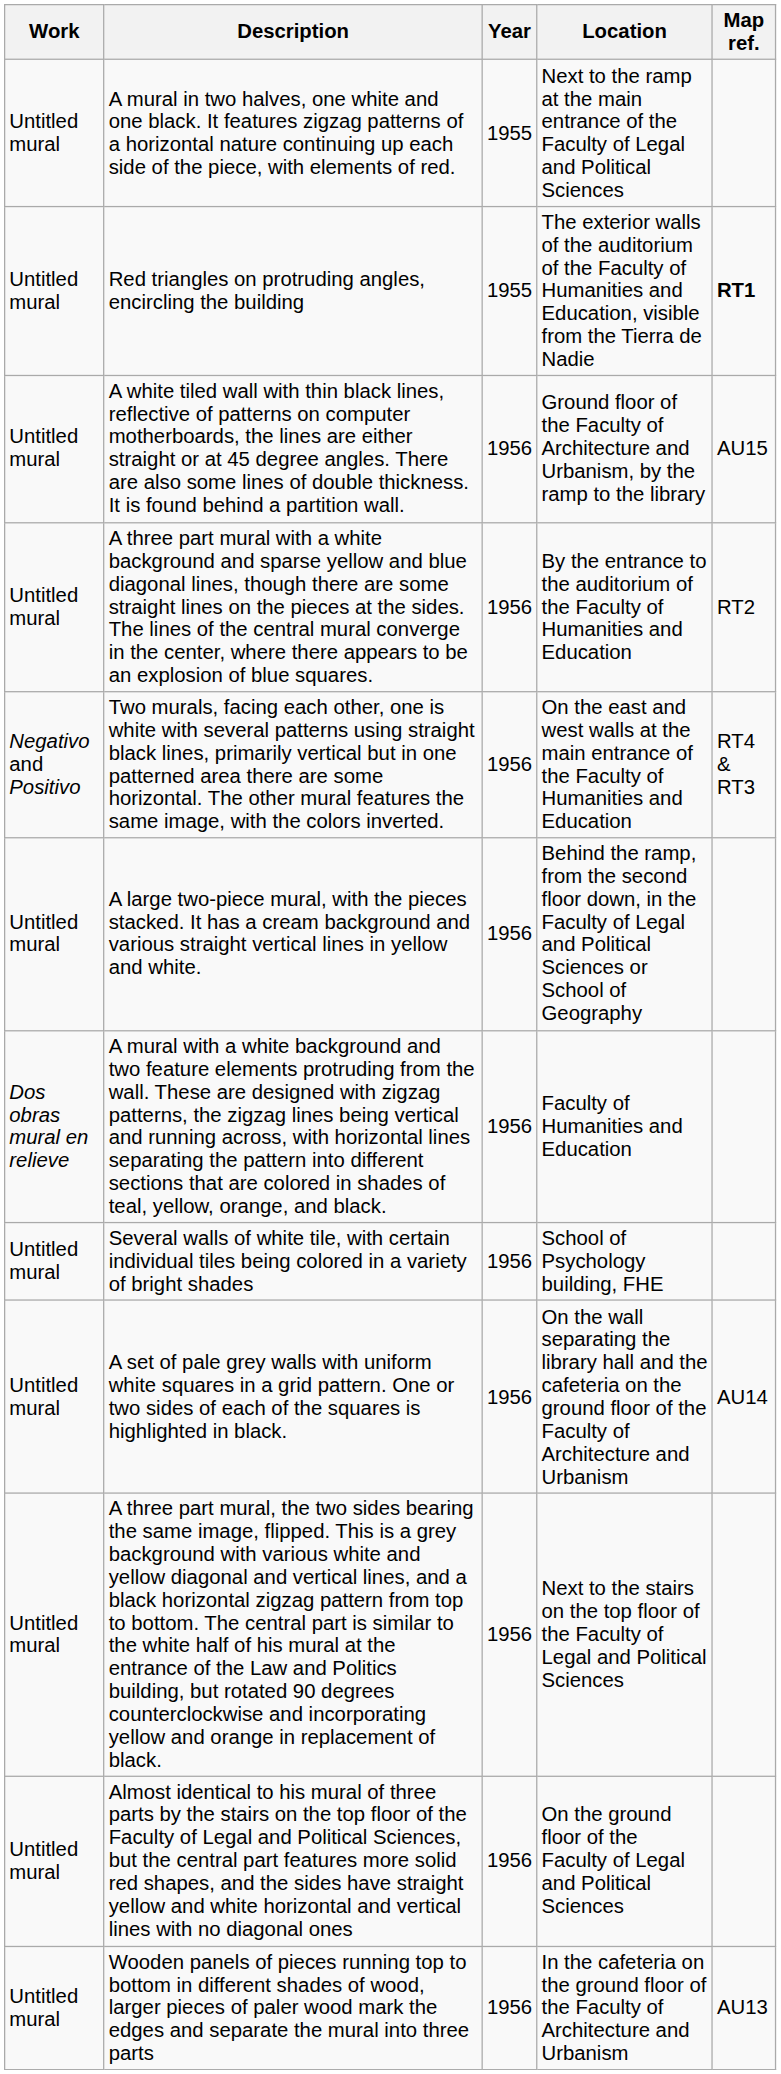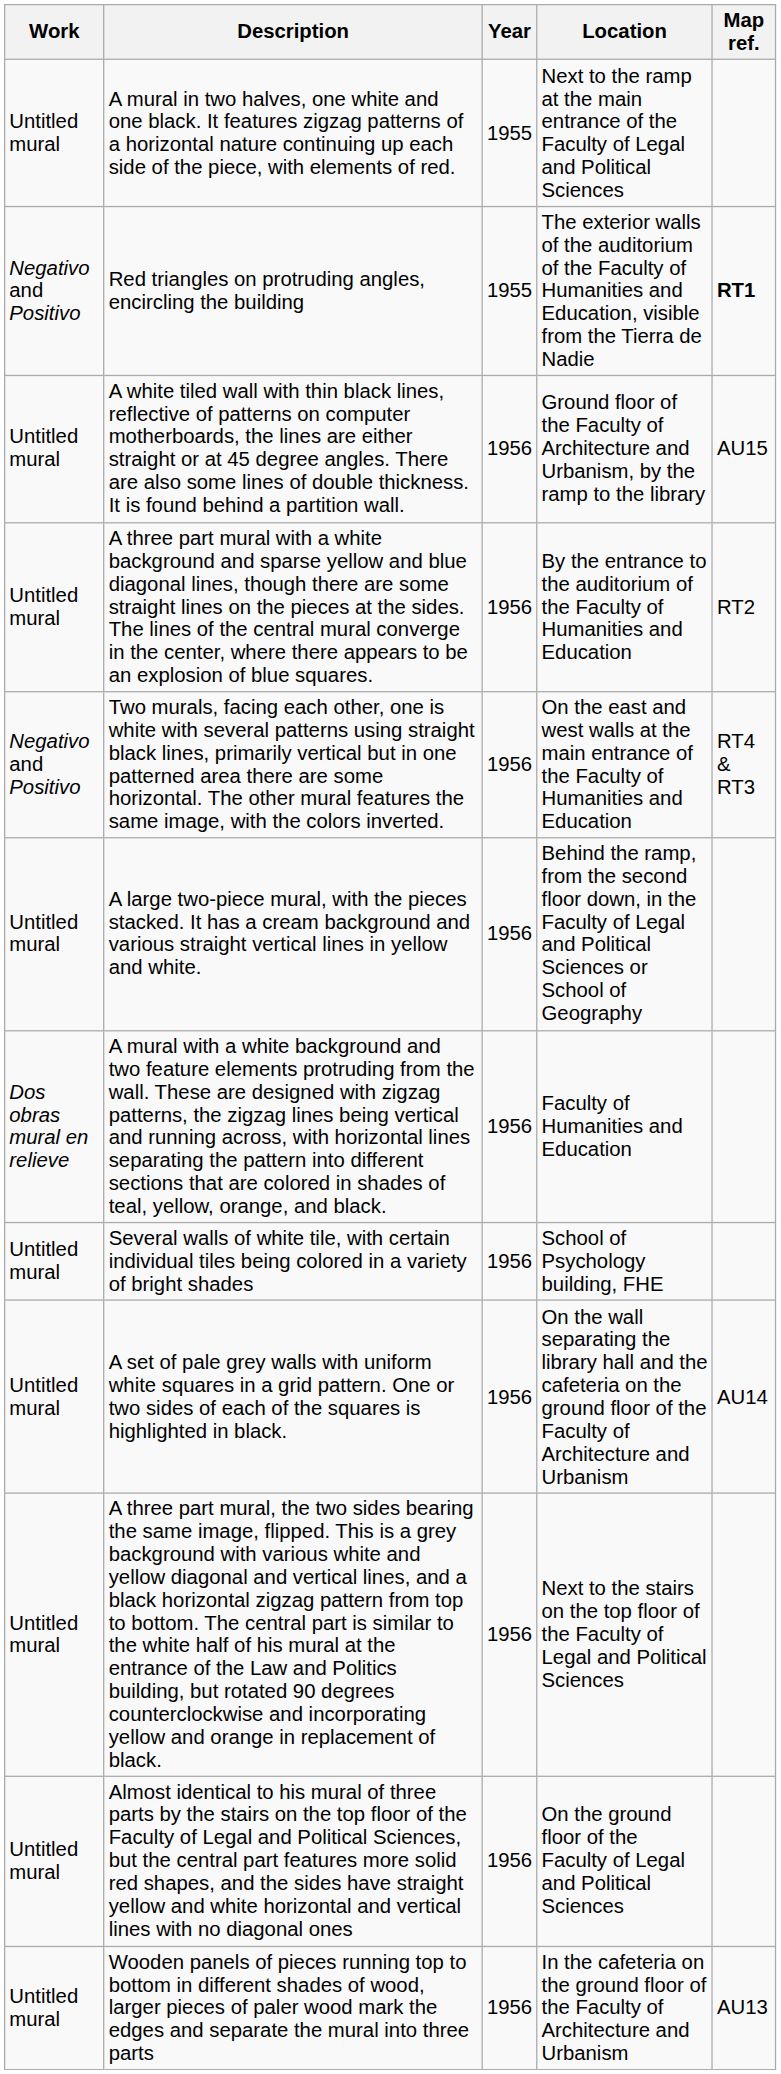(44, 290) Untitled mural -> (49, 290) Negativo and Positivo
